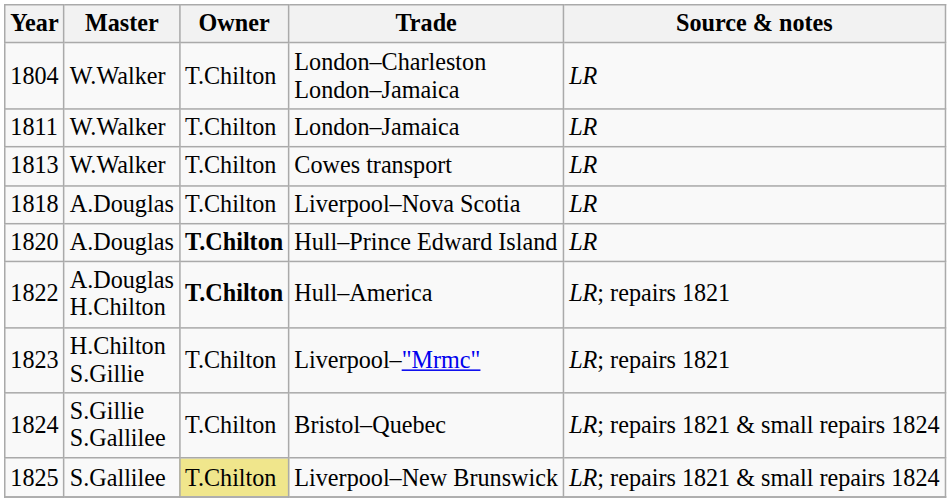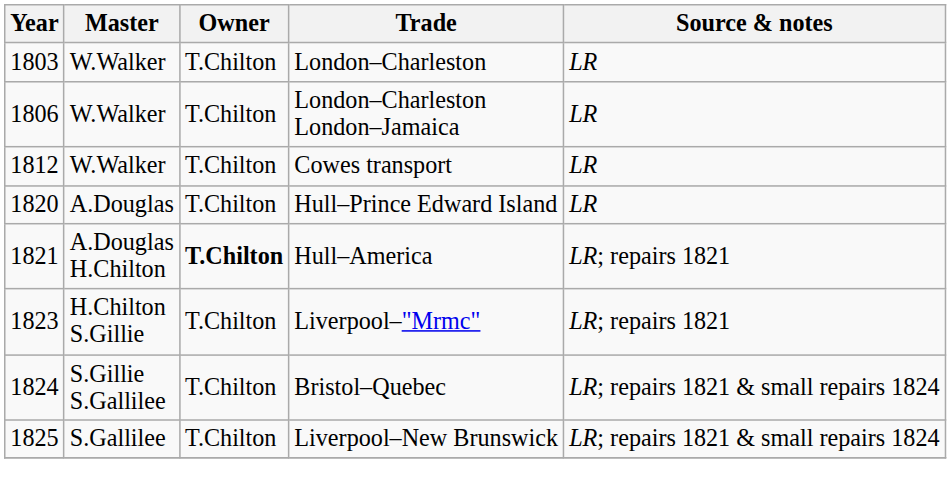+ row: (390, 61)
(34, 75) 1804 -> (34, 113) 1806
- row: (377, 127)
(34, 165) 1813 -> (34, 165) 1812
- row: (407, 204)
(234, 242) bold -> (231, 204) normal
(34, 294) 1822 -> (34, 256) 1821
(231, 477) khaki background -> (231, 438) no background
